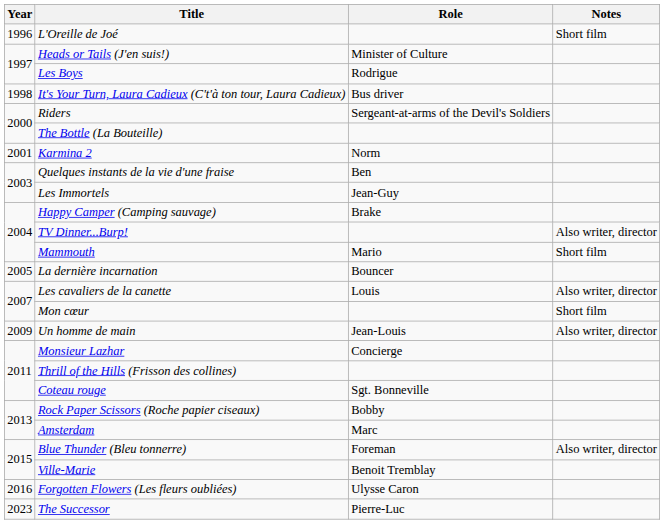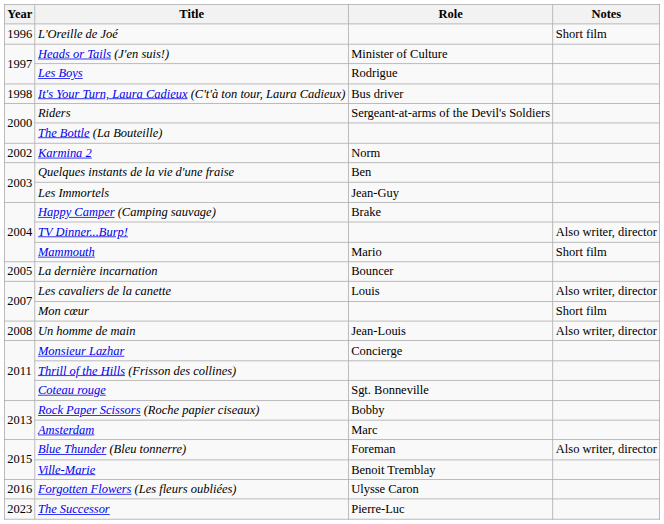(20, 152) 2001 -> (20, 152) 2002
(20, 331) 2009 -> (20, 331) 2008
